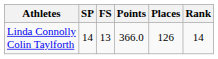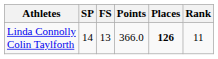(166, 38) normal -> (166, 38) bold
(198, 38) 14 -> (198, 38) 11
